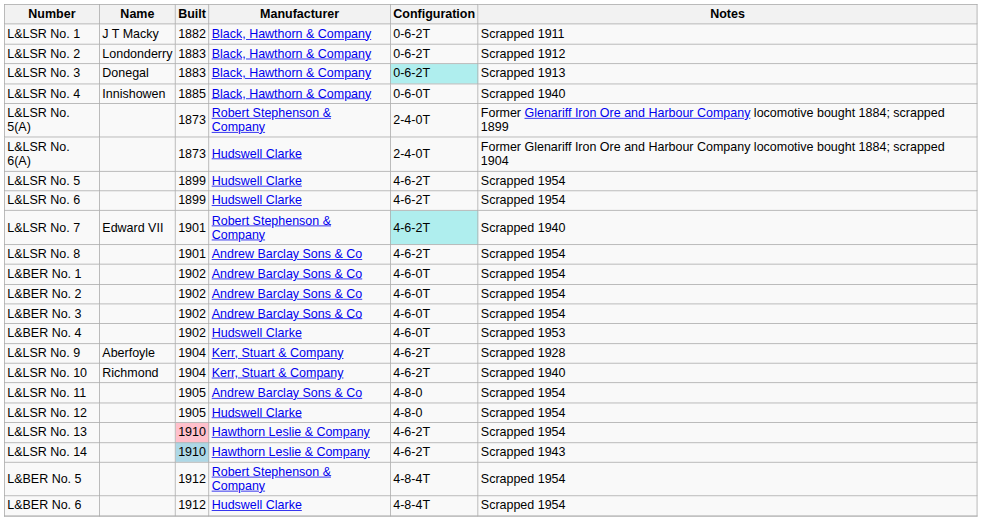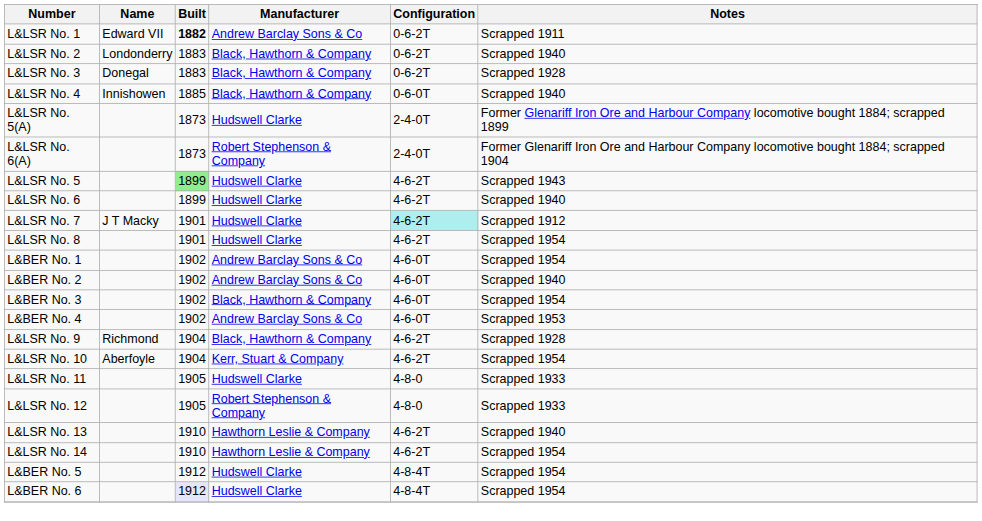(131, 34) J T Macky -> (133, 34) Edward VII
(192, 34) normal -> (192, 34) bold
(291, 34) Black, Hawthorn & Company -> (287, 34) Andrew Barclay Sons & Co
(523, 53) Scrapped 1912 -> (523, 53) Scrapped 1940
(412, 73) paleturquoise background -> (412, 73) no background
(523, 73) Scrapped 1913 -> (523, 73) Scrapped 1928
(271, 120) Robert Stephenson & Company -> (257, 120) Hudswell Clarke
(257, 154) Hudswell Clarke -> (271, 154) Robert Stephenson & Company
(192, 181) no background -> (192, 181) lightgreen background
(523, 181) Scrapped 1954 -> (523, 181) Scrapped 1943
(523, 200) Scrapped 1954 -> (523, 200) Scrapped 1940
(133, 227) Edward VII -> (131, 220) J T Macky
(271, 227) Robert Stephenson & Company -> (257, 220) Hudswell Clarke
(523, 227) Scrapped 1940 -> (523, 220) Scrapped 1912
(287, 254) Andrew Barclay Sons & Co -> (257, 240) Hudswell Clarke
(523, 294) Scrapped 1954 -> (523, 279) Scrapped 1940
(287, 313) Andrew Barclay Sons & Co -> (291, 299) Black, Hawthorn & Company
(257, 333) Hudswell Clarke -> (287, 319) Andrew Barclay Sons & Co
(129, 353) Aberfoyle -> (130, 339) Richmond
(278, 353) Kerr, Stuart & Company -> (291, 339) Black, Hawthorn & Company
(130, 373) Richmond -> (129, 359) Aberfoyle
(523, 373) Scrapped 1940 -> (523, 359) Scrapped 1954
(287, 392) Andrew Barclay Sons & Co -> (257, 378) Hudswell Clarke
(523, 392) Scrapped 1954 -> (523, 378) Scrapped 1933
(257, 412) Hudswell Clarke -> (271, 405) Robert Stephenson & Company
(523, 412) Scrapped 1954 -> (523, 405) Scrapped 1933
(192, 432) pink background -> (192, 432) no background
(523, 432) Scrapped 1954 -> (523, 432) Scrapped 1940
(192, 452) lightblue background -> (192, 452) no background
(523, 452) Scrapped 1943 -> (523, 452) Scrapped 1954
(271, 479) Robert Stephenson & Company -> (257, 472) Hudswell Clarke
(192, 505) no background -> (192, 491) lavender background
